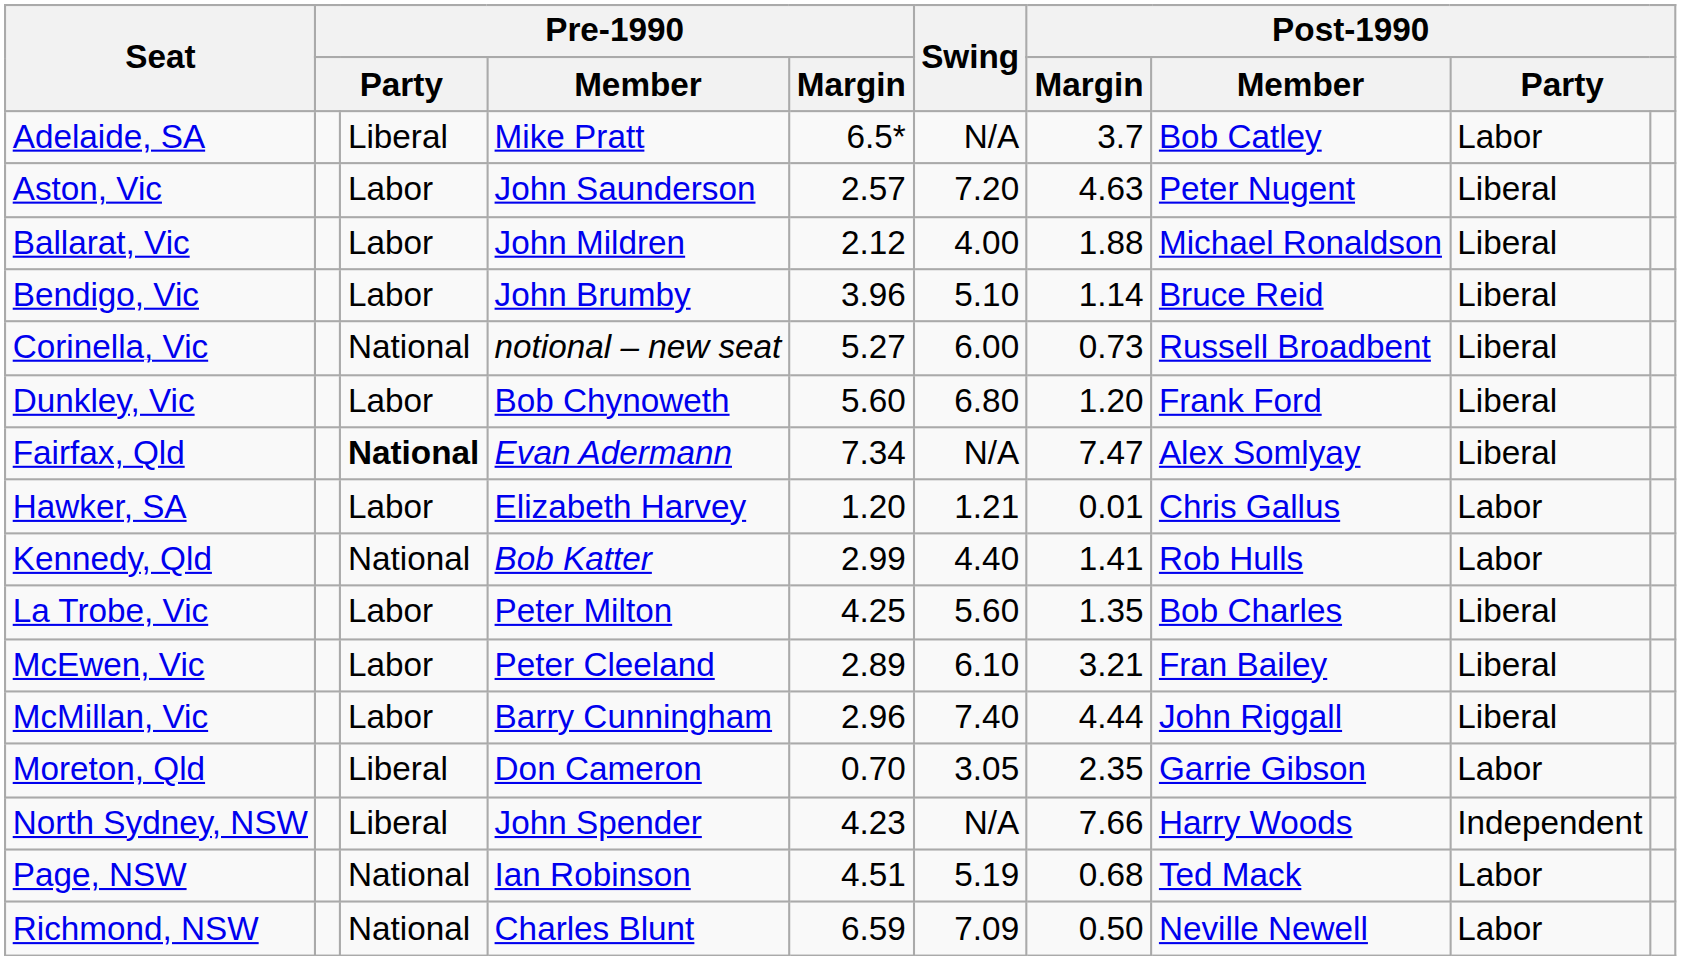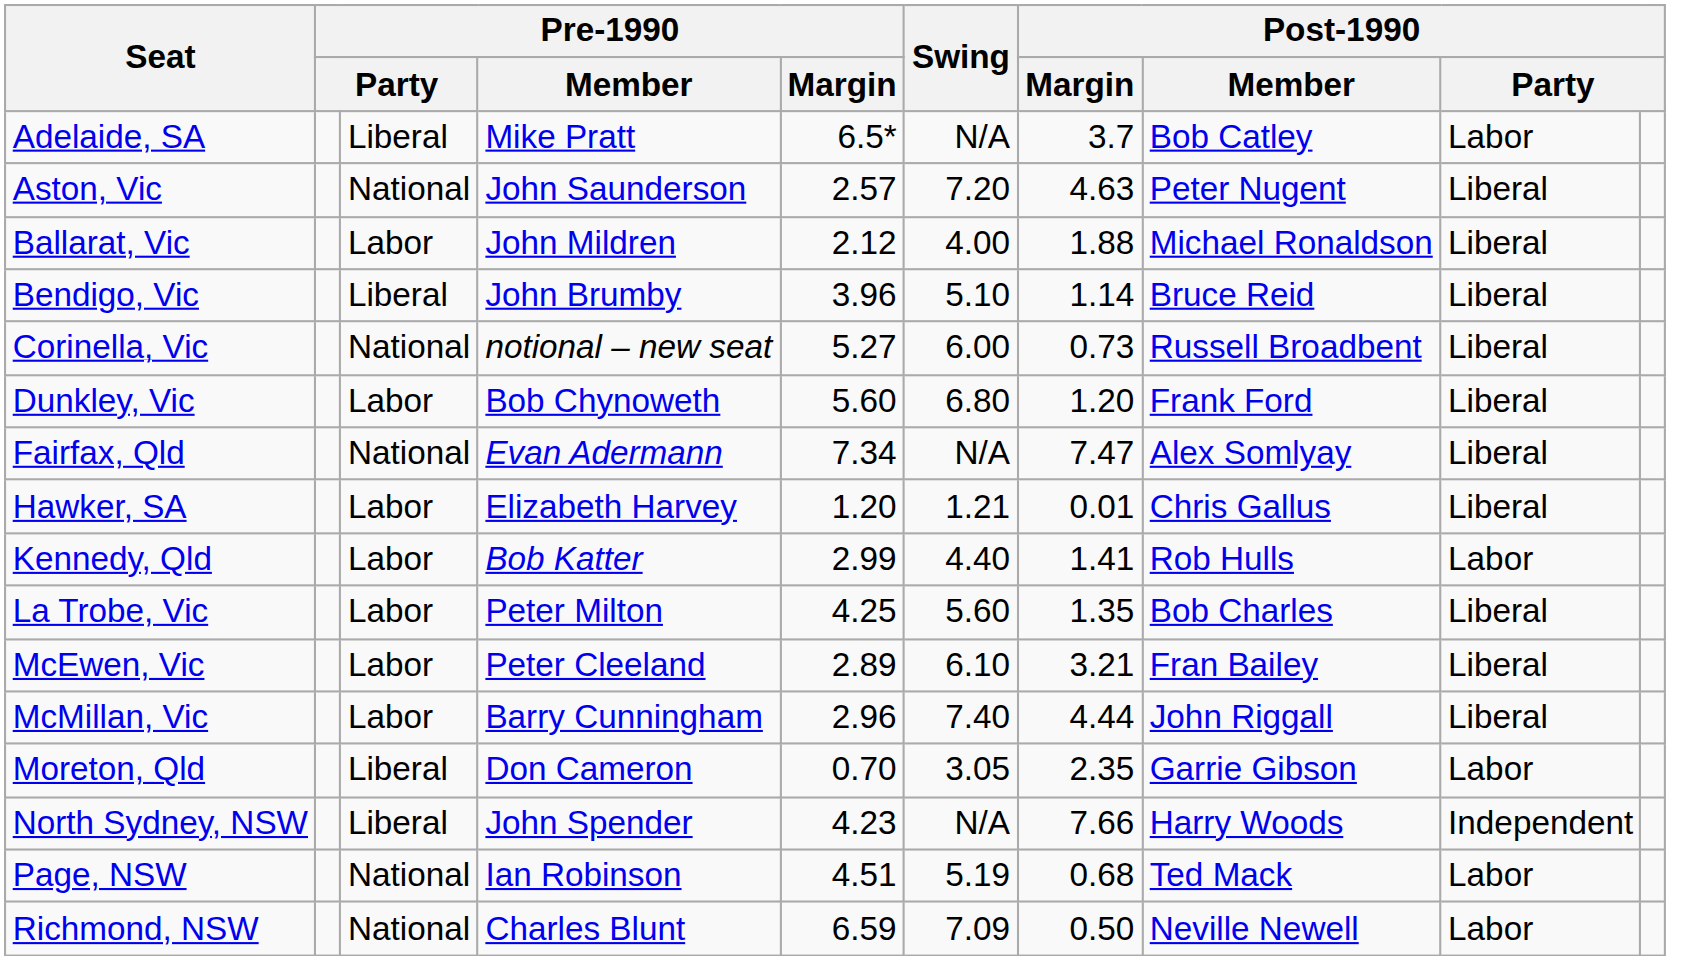(391, 189) Labor -> (409, 189) National
(391, 294) Labor -> (398, 294) Liberal
(414, 453) bold -> (409, 453) normal
(1500, 505) Labor -> (1498, 505) Liberal
(409, 558) National -> (391, 558) Labor
